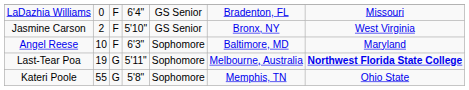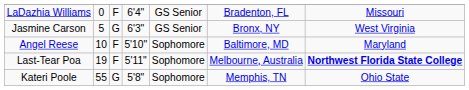(101, 28) 2 -> (101, 28) 5
(116, 28) F -> (116, 28) G
(136, 28) 5'10" -> (136, 28) 6'3"
(136, 45) 6'3" -> (136, 45) 5'10"
(116, 61) G -> (116, 61) F
